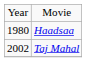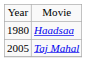(18, 48) 2002 -> (18, 48) 2005
